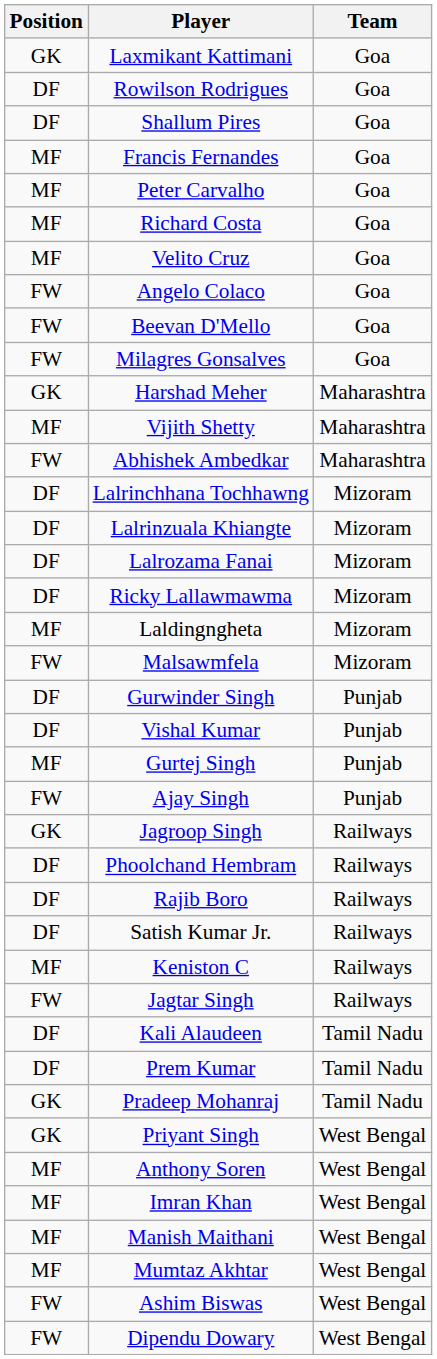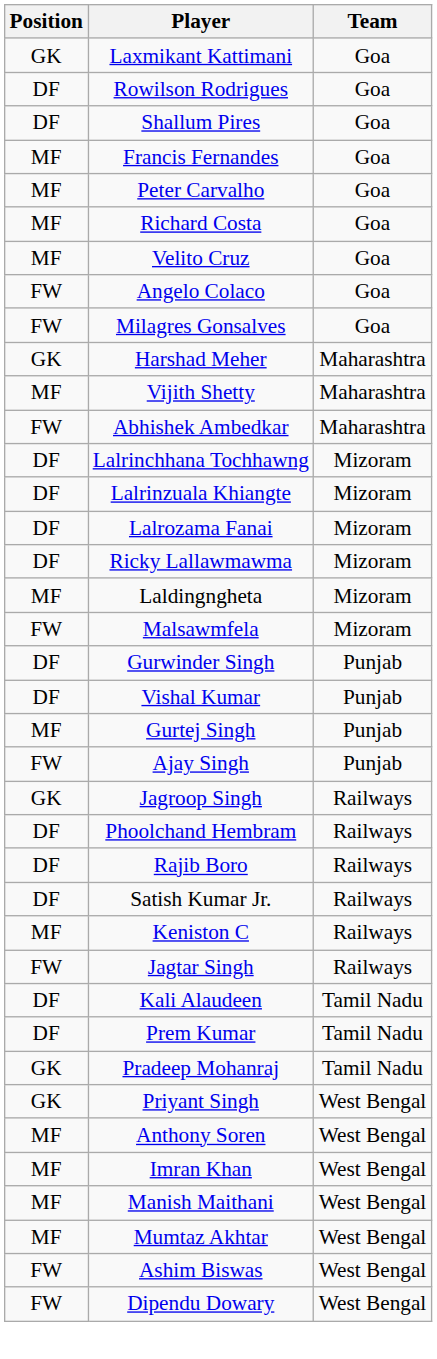- row: (201, 325)
